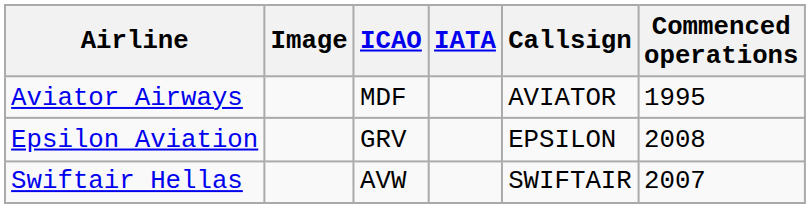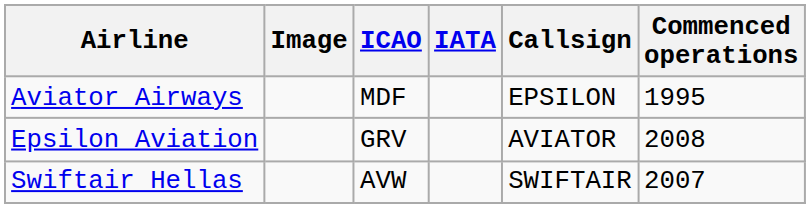(562, 98) AVIATOR -> (562, 98) EPSILON
(562, 140) EPSILON -> (562, 140) AVIATOR
